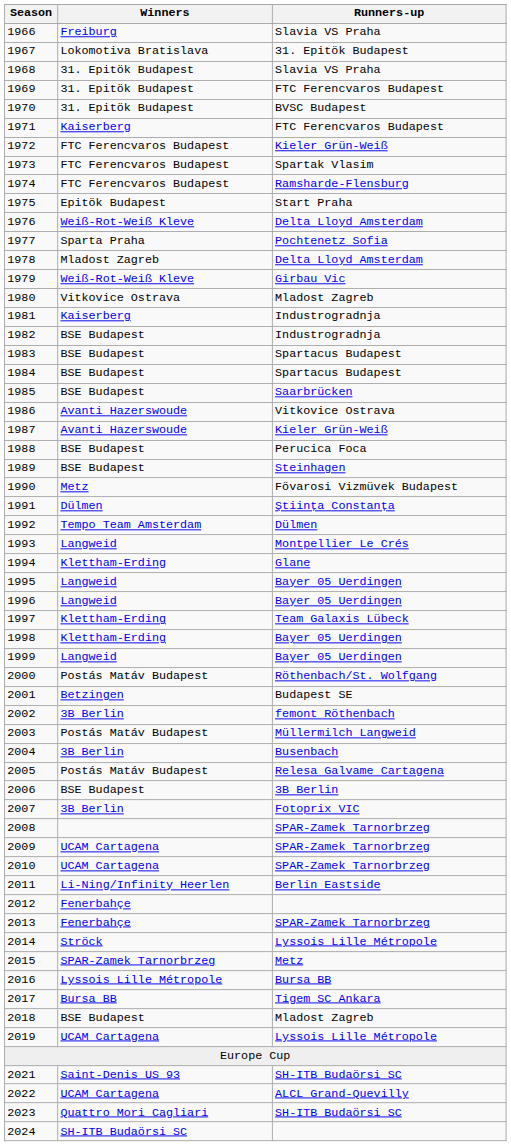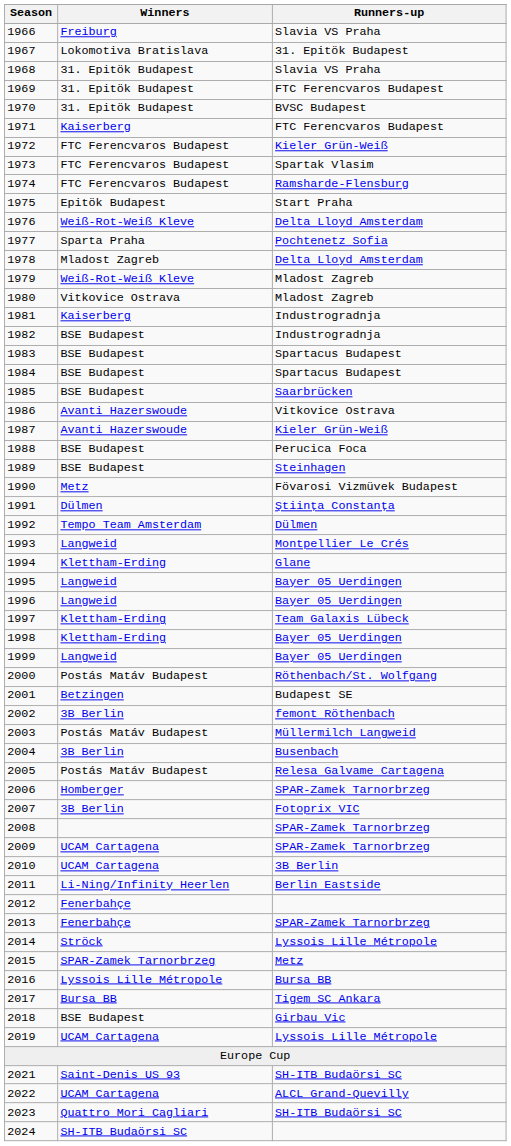(310, 279) Girbau Vic -> (324, 279) Mladost Zagreb
(103, 791) BSE Budapest -> (92, 791) Homberger
(307, 791) 3B Berlin -> (352, 791) SPAR-Zamek Tarnorbrzeg
(352, 867) SPAR-Zamek Tarnorbrzeg -> (307, 867) 3B Berlin
(324, 1018) Mladost Zagreb -> (310, 1018) Girbau Vic
